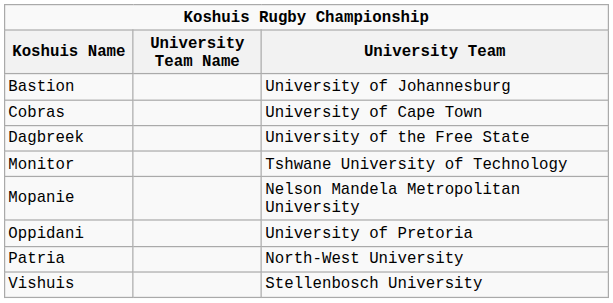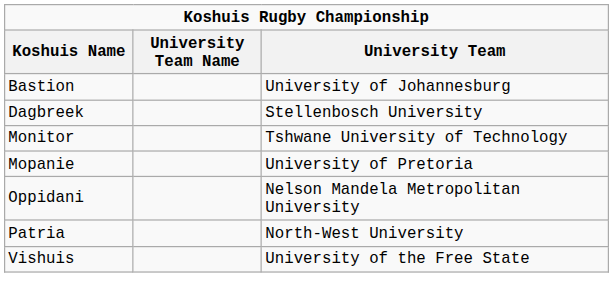- row: (37, 112)
(397, 138) University of the Free State -> (374, 112) Stellenbosch University
(393, 198) Nelson Mandela Metropolitan University -> (369, 164) University of Pretoria
(369, 233) University of Pretoria -> (393, 198) Nelson Mandela Metropolitan University
(374, 284) Stellenbosch University -> (397, 259) University of the Free State
